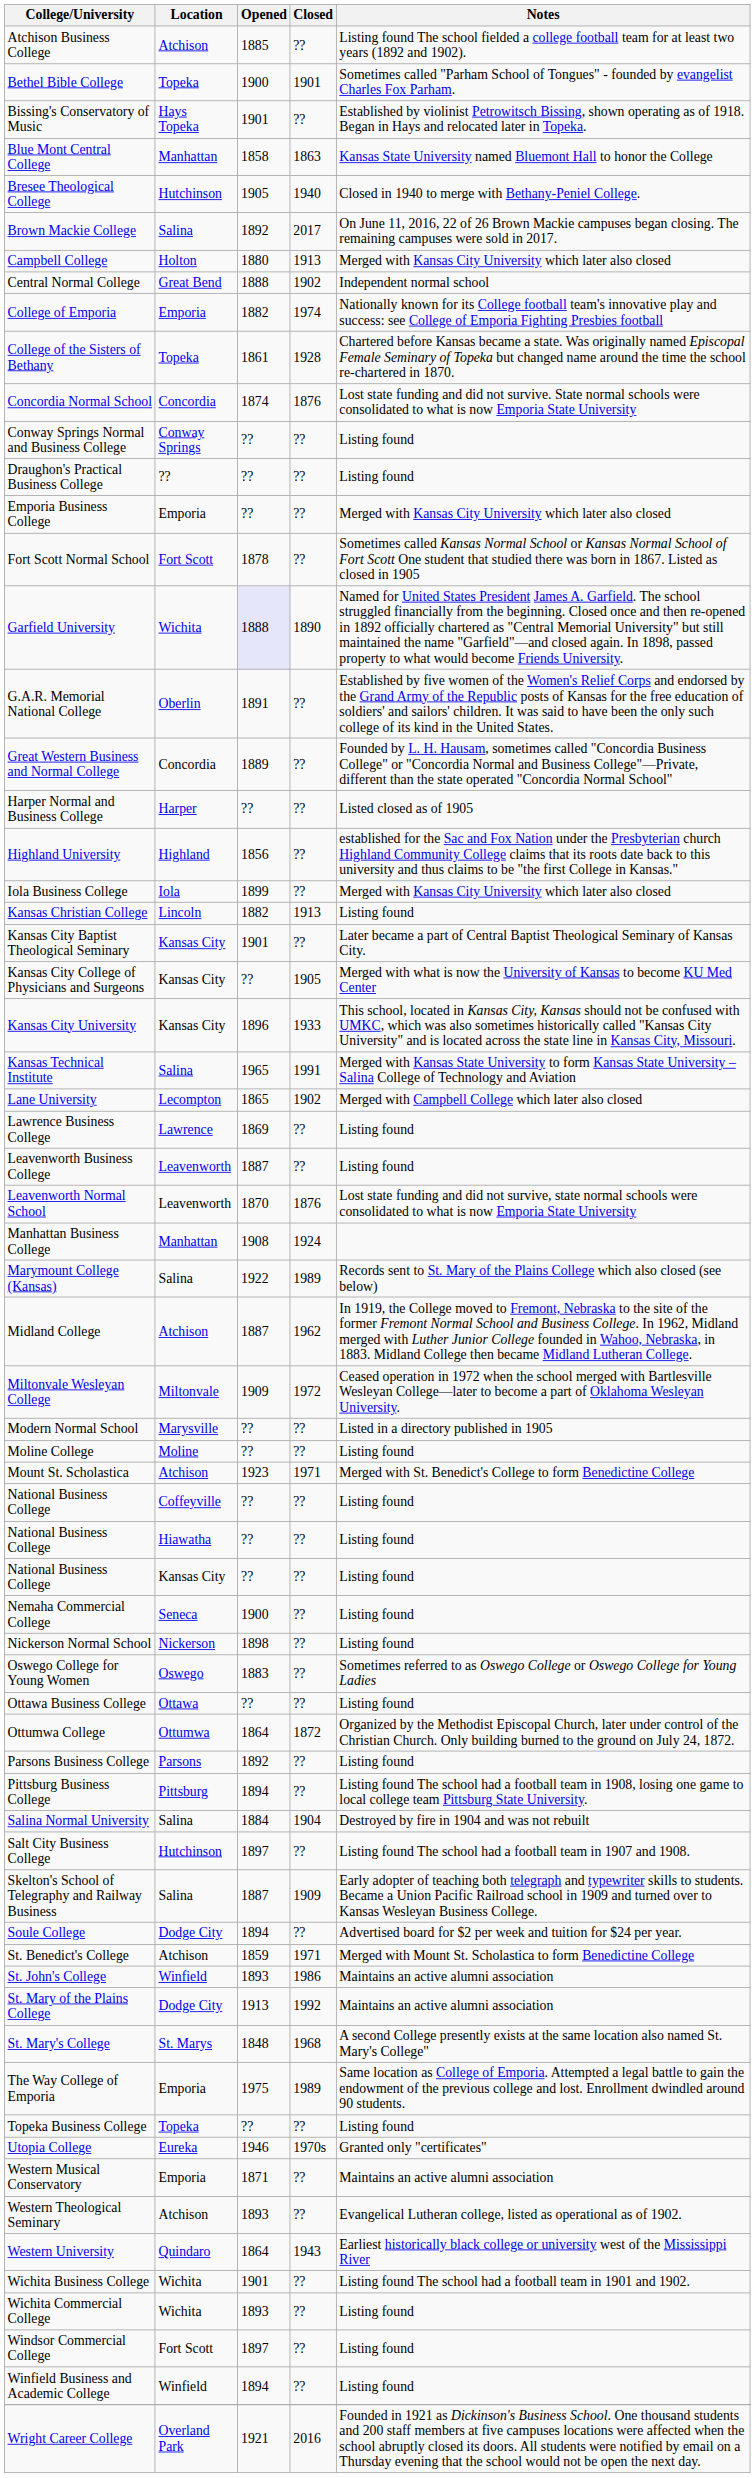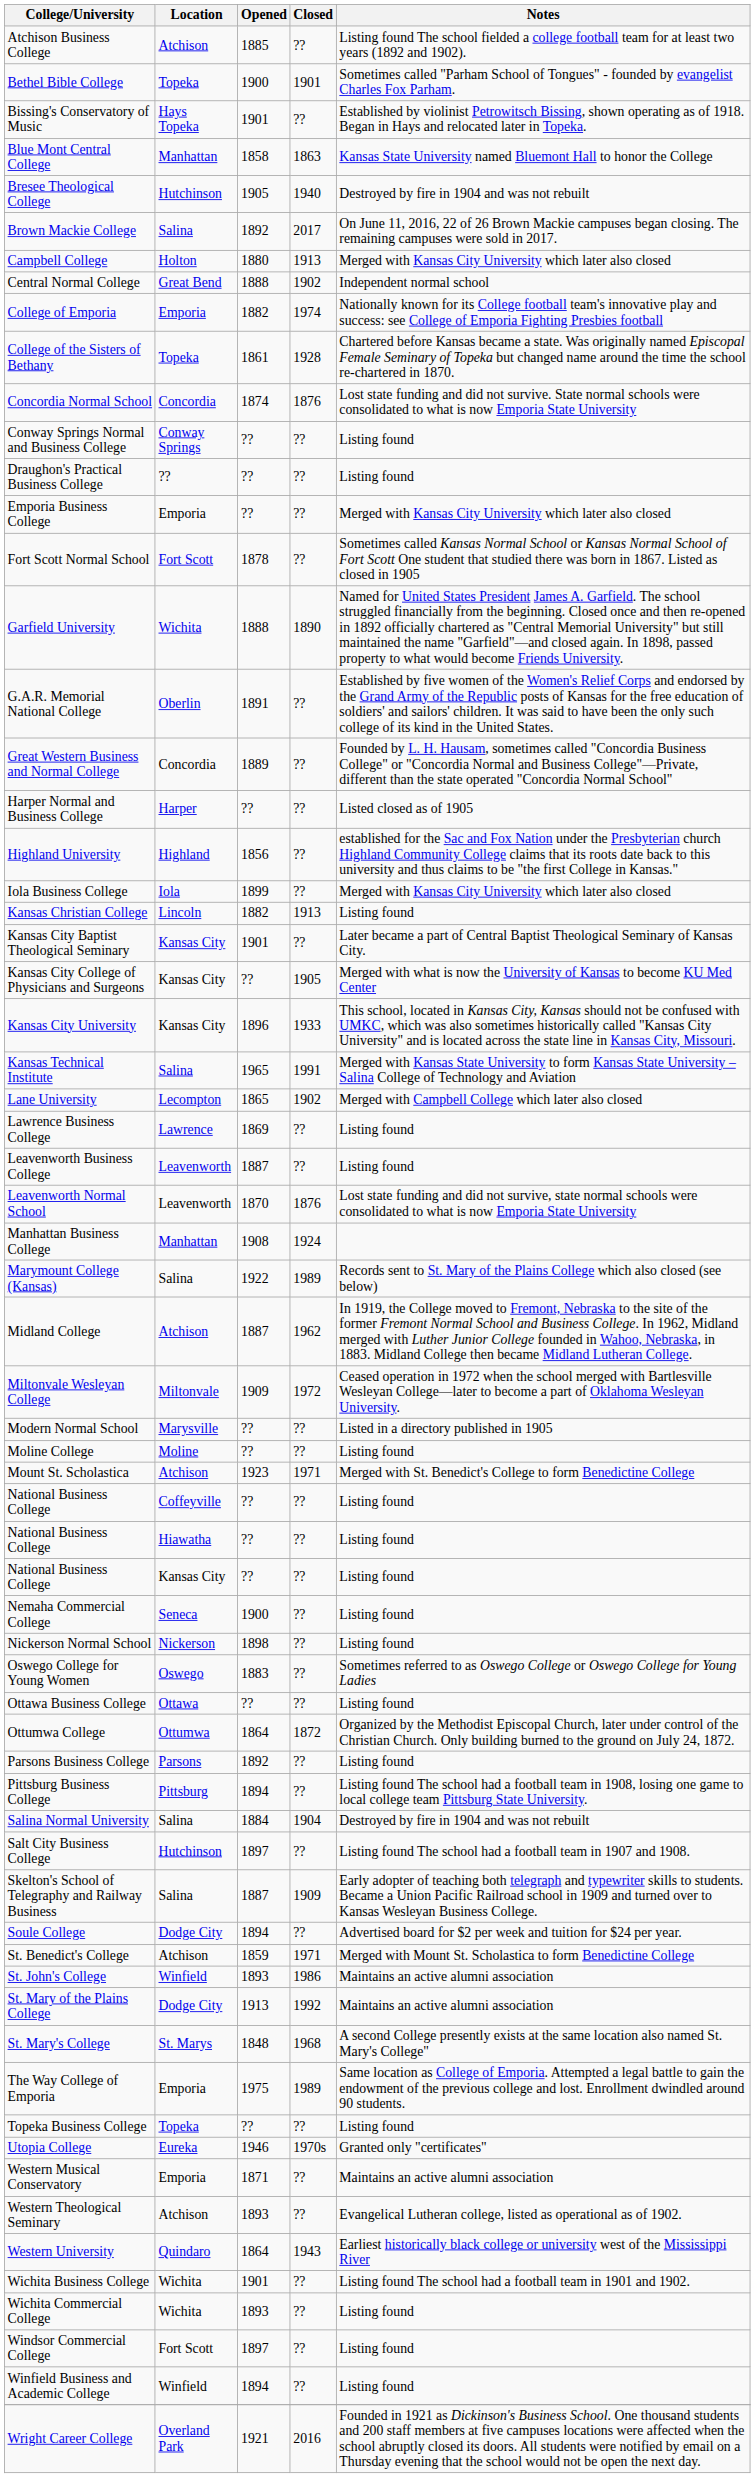(490, 194) Closed in 1940 to merge with Bethany-Peniel College. -> (464, 194) Destroyed by fire in 1904 and was not rebuilt
(255, 627) lavender background -> (255, 627) no background
